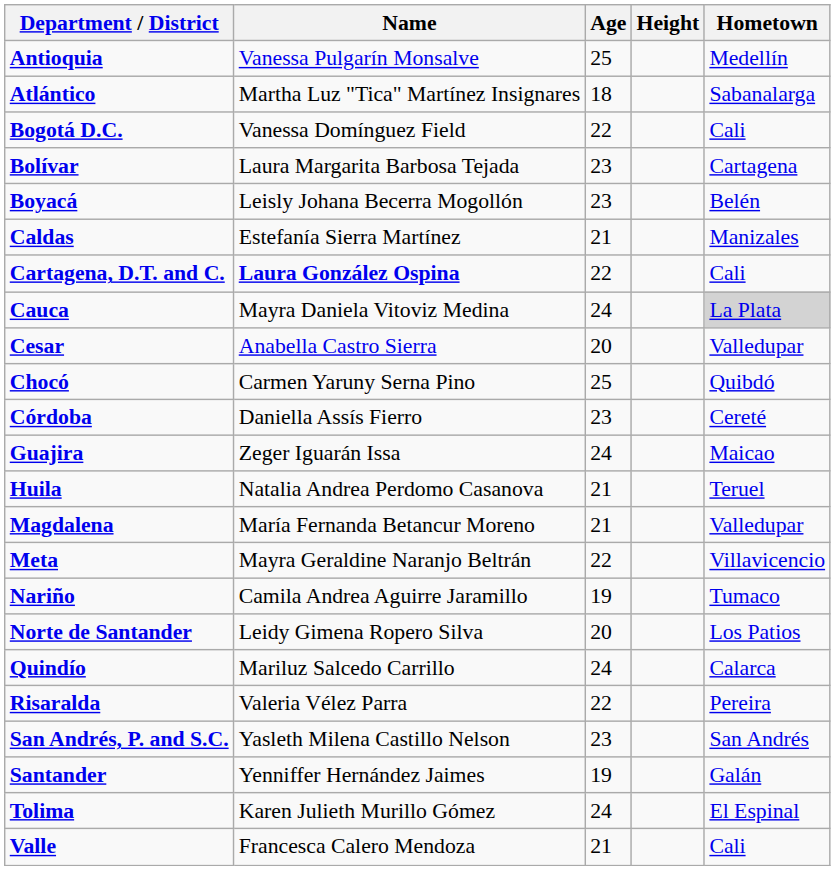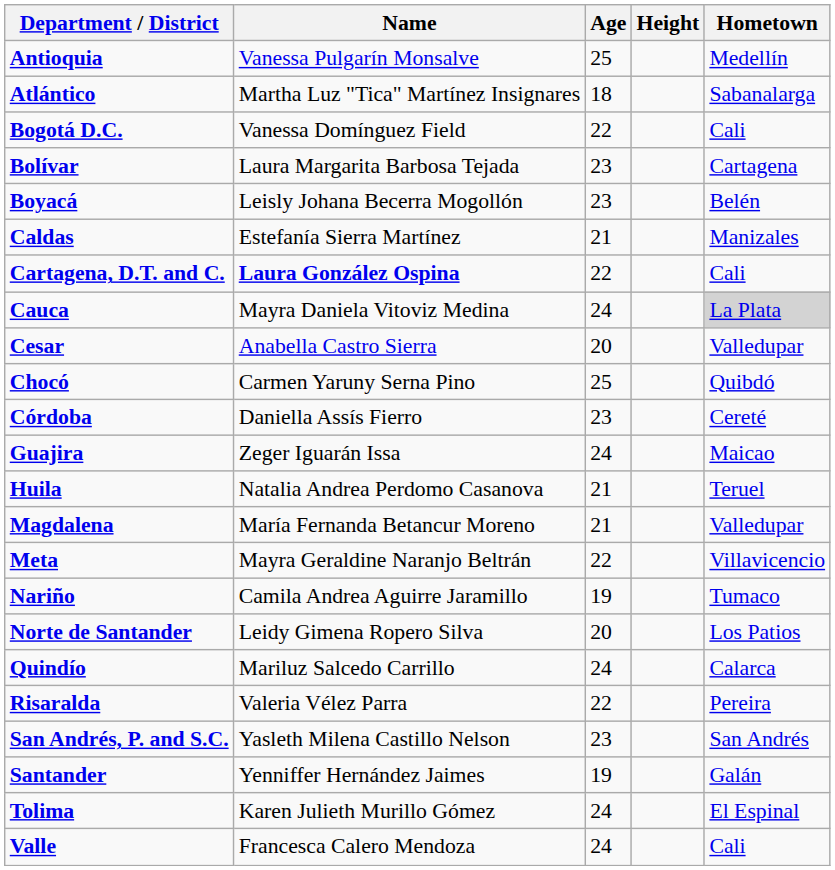(601, 846) 21 -> (601, 846) 24
